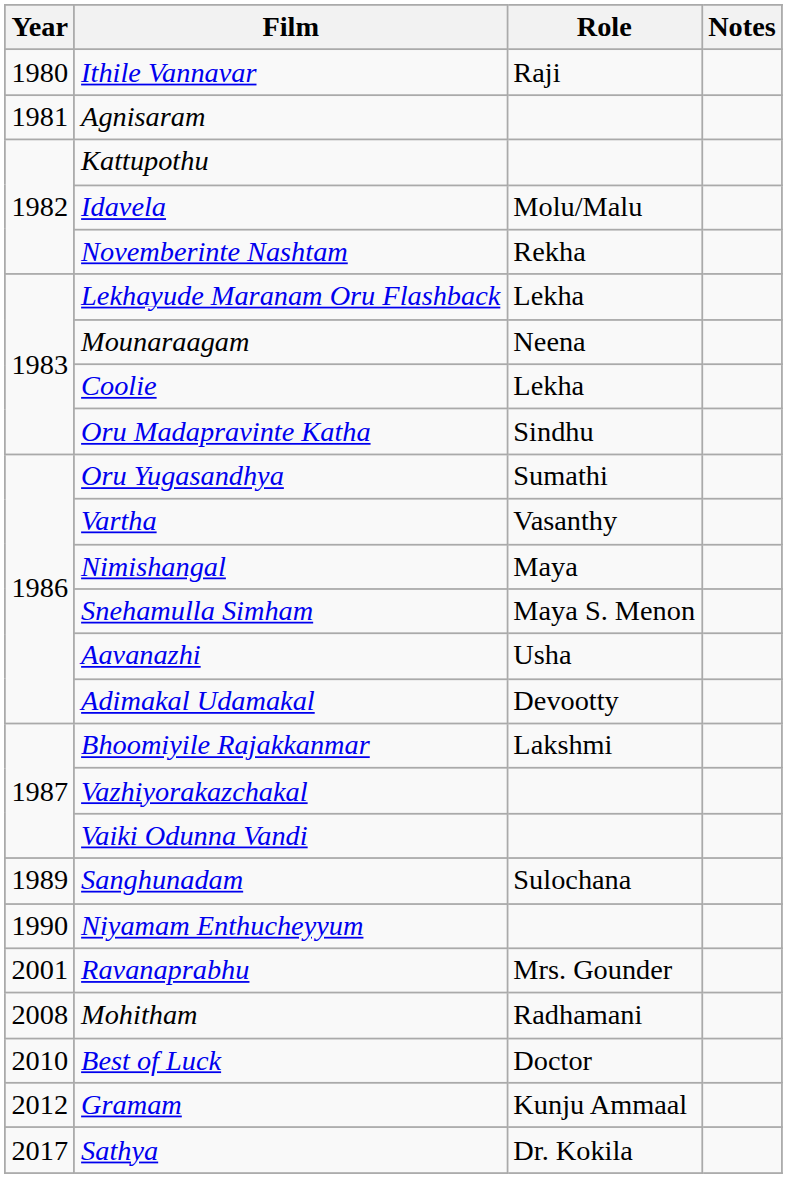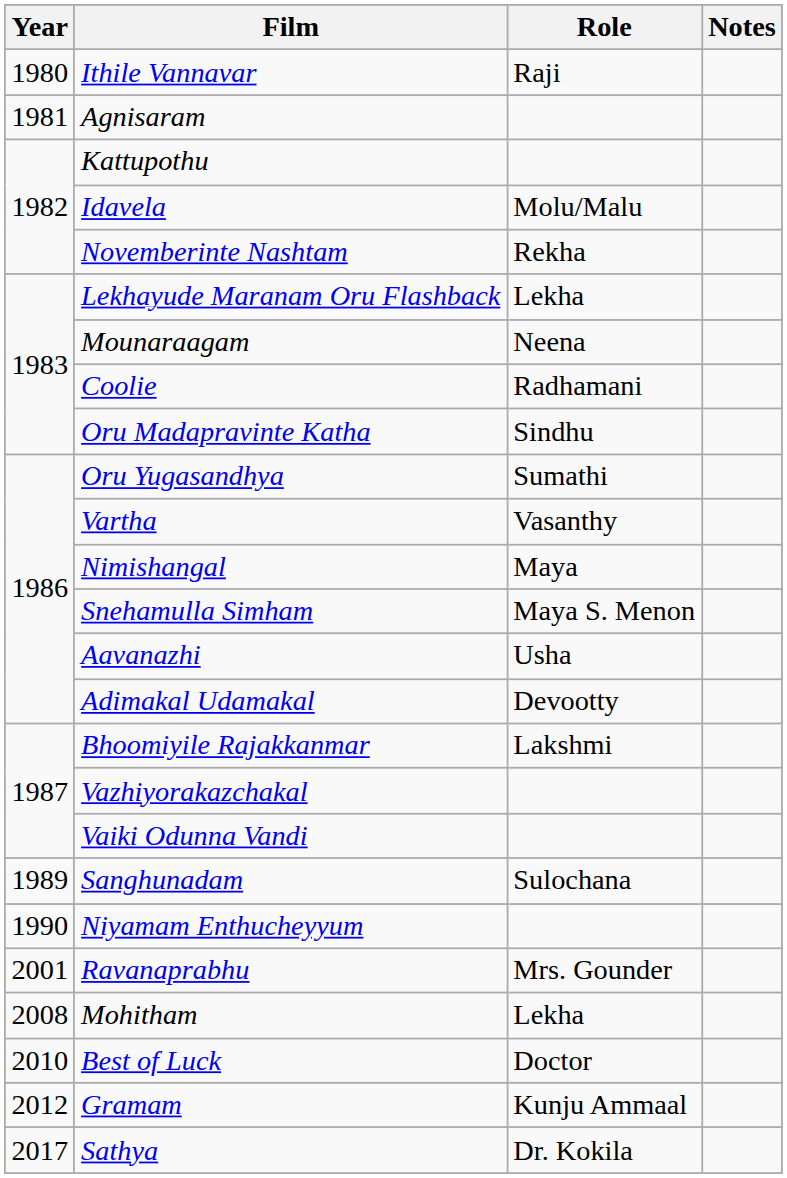(549, 386) Lekha -> (578, 386) Radhamani
(578, 1015) Radhamani -> (549, 1015) Lekha
